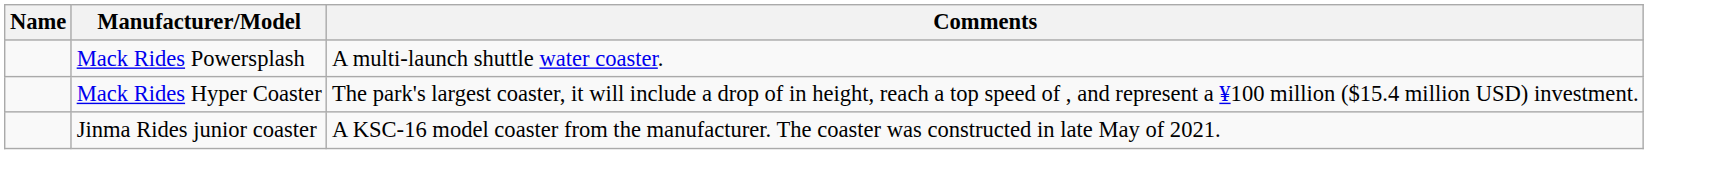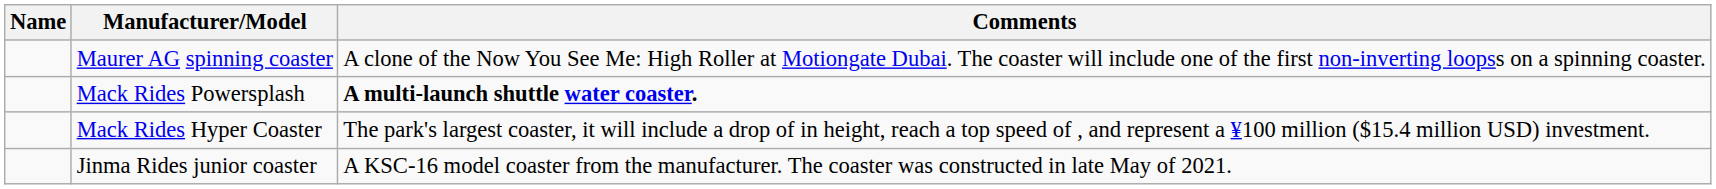+ row: (205, 58)
(498, 58) normal -> (520, 93) bold
